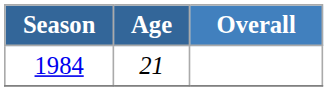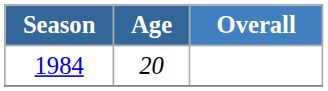(152, 65) 21 -> (152, 65) 20
